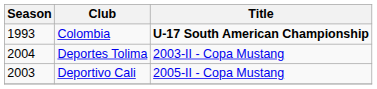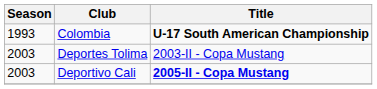(21, 53) 2004 -> (21, 53) 2003
(219, 73) normal -> (221, 73) bold
